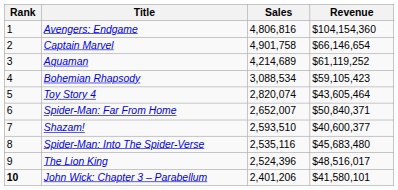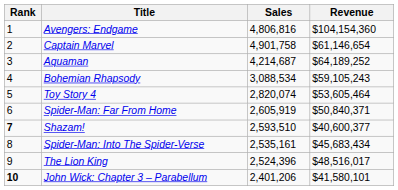(341, 45) $66,146,654 -> (341, 45) $61,146,654
(273, 62) 4,214,689 -> (273, 62) 4,214,687
(341, 62) $61,119,252 -> (341, 62) $64,189,252
(341, 78) $59,105,423 -> (341, 78) $59,105,243
(341, 95) $43,605,464 -> (341, 95) $53,605,464
(273, 111) 2,652,007 -> (273, 111) 2,605,919
(10, 128) normal -> (10, 128) bold
(273, 144) 2,535,116 -> (273, 144) 2,535,161
(341, 144) $45,683,480 -> (341, 144) $45,683,434
